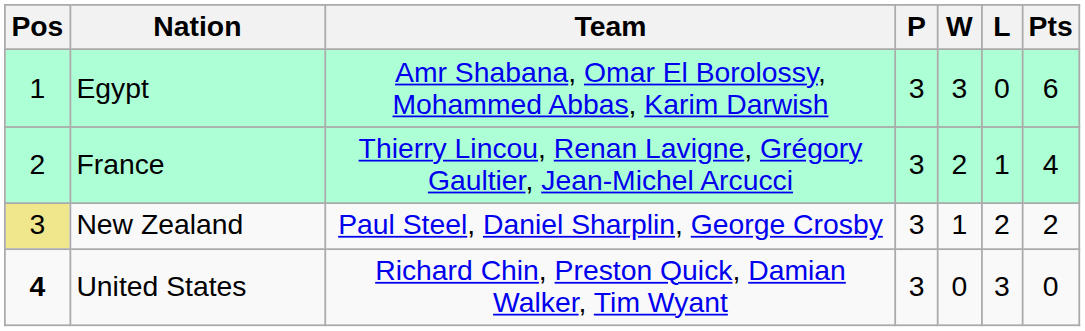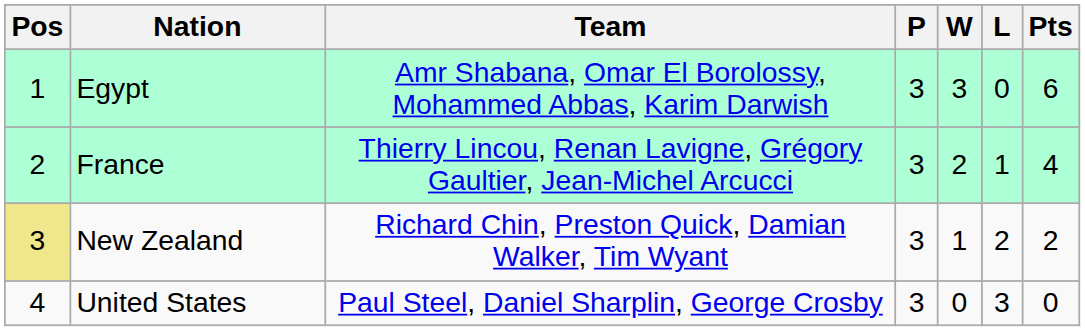(610, 225) Paul Steel, Daniel Sharplin, George Crosby -> (610, 241) Richard Chin, Preston Quick, Damian Walker, Tim Wyant
(37, 286) bold -> (37, 302) normal
(610, 286) Richard Chin, Preston Quick, Damian Walker, Tim Wyant -> (610, 302) Paul Steel, Daniel Sharplin, George Crosby
